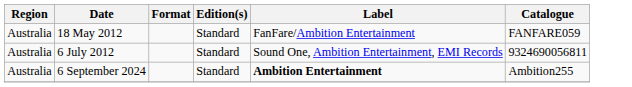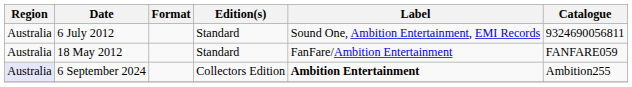rows swapped: (90, 33) <-> (86, 52)
(29, 71) no background -> (29, 71) lavender background
(218, 71) Standard -> (241, 71) Collectors Edition
